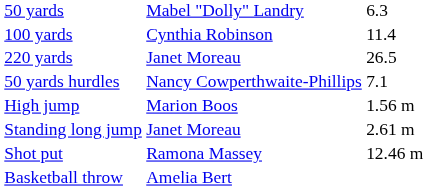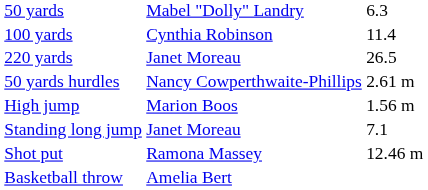(377, 81) 7.1 -> (390, 81) 2.61 m
(390, 129) 2.61 m -> (377, 129) 7.1
